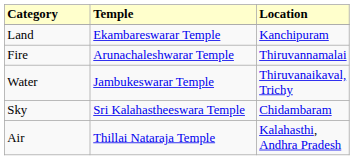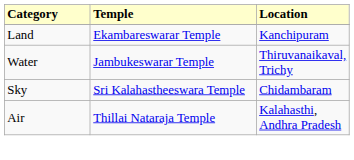- row: (18, 55)
